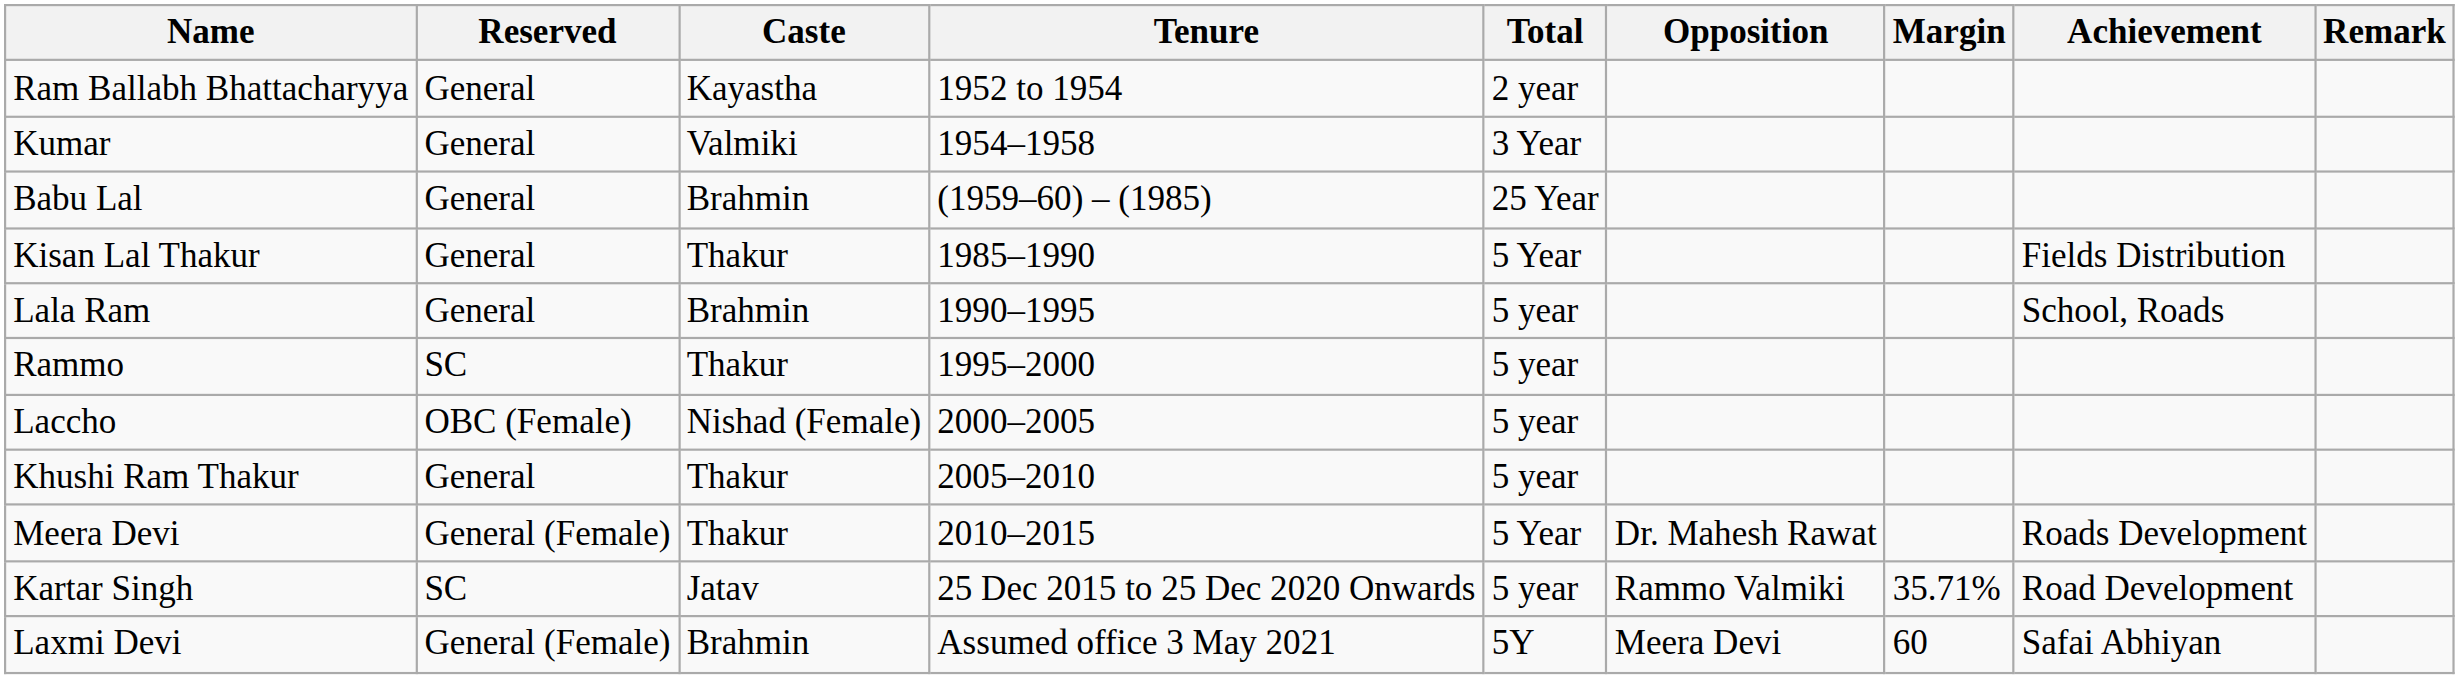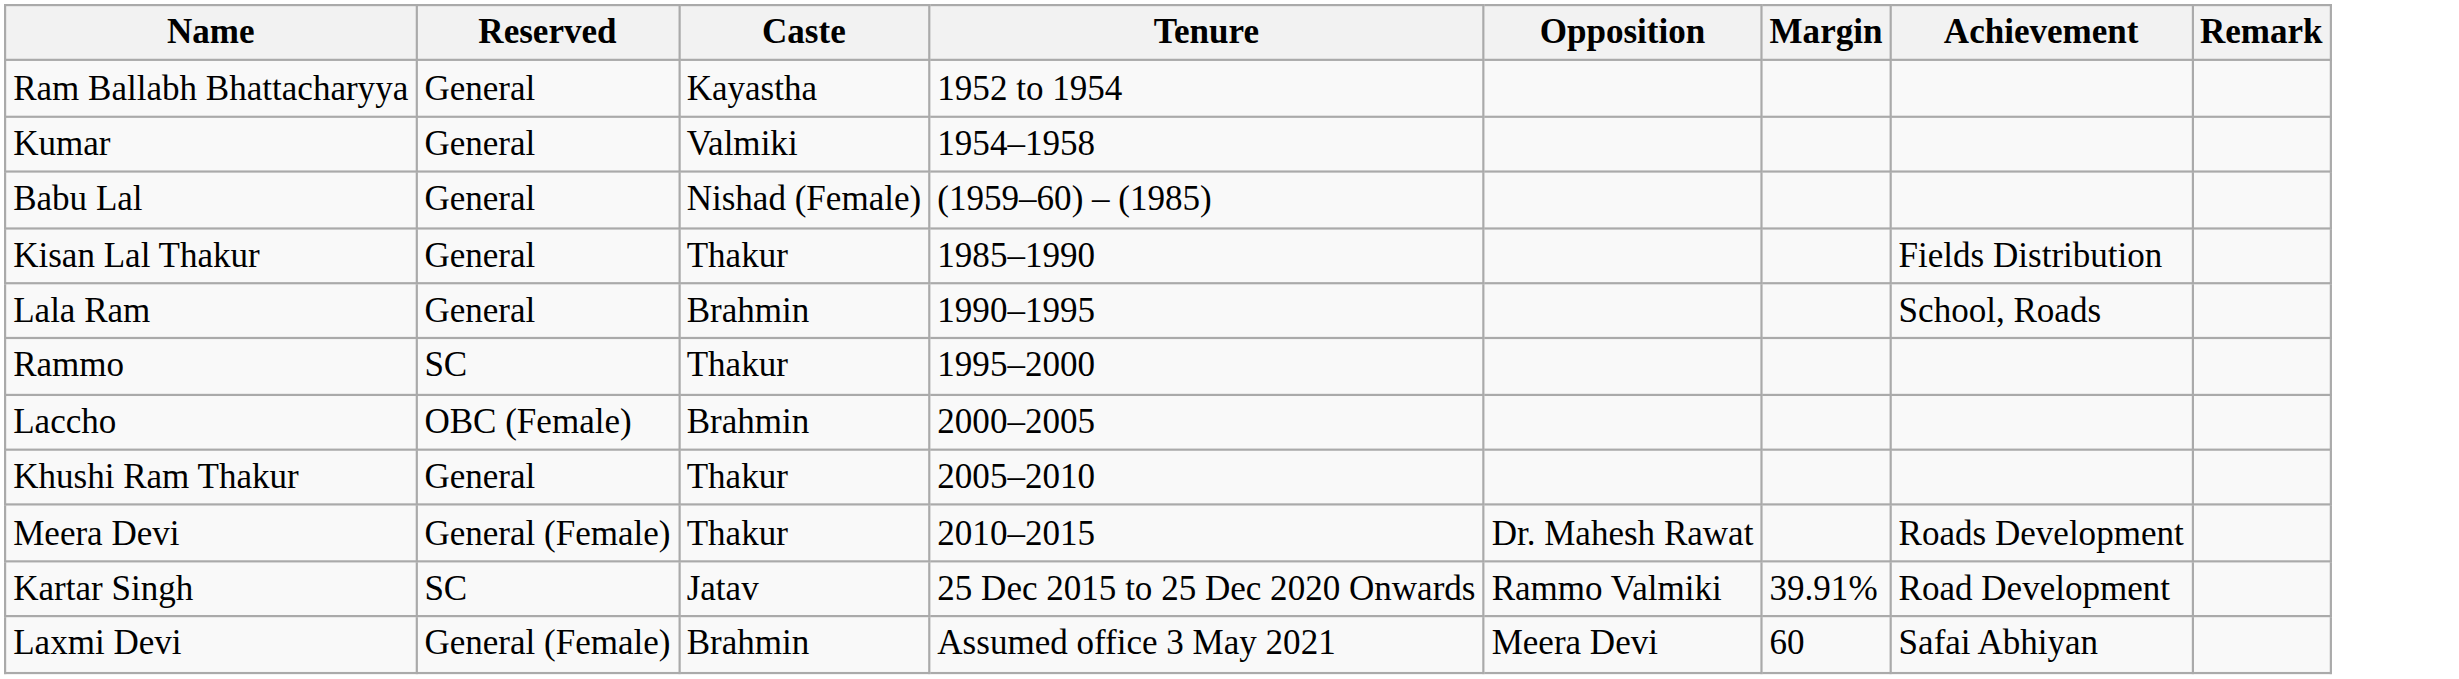- column: (1545, 32)
(748, 198) Brahmin -> (804, 198) Nishad (Female)
(804, 421) Nishad (Female) -> (748, 421) Brahmin
(1947, 587) 35.71% -> (1824, 587) 39.91%
